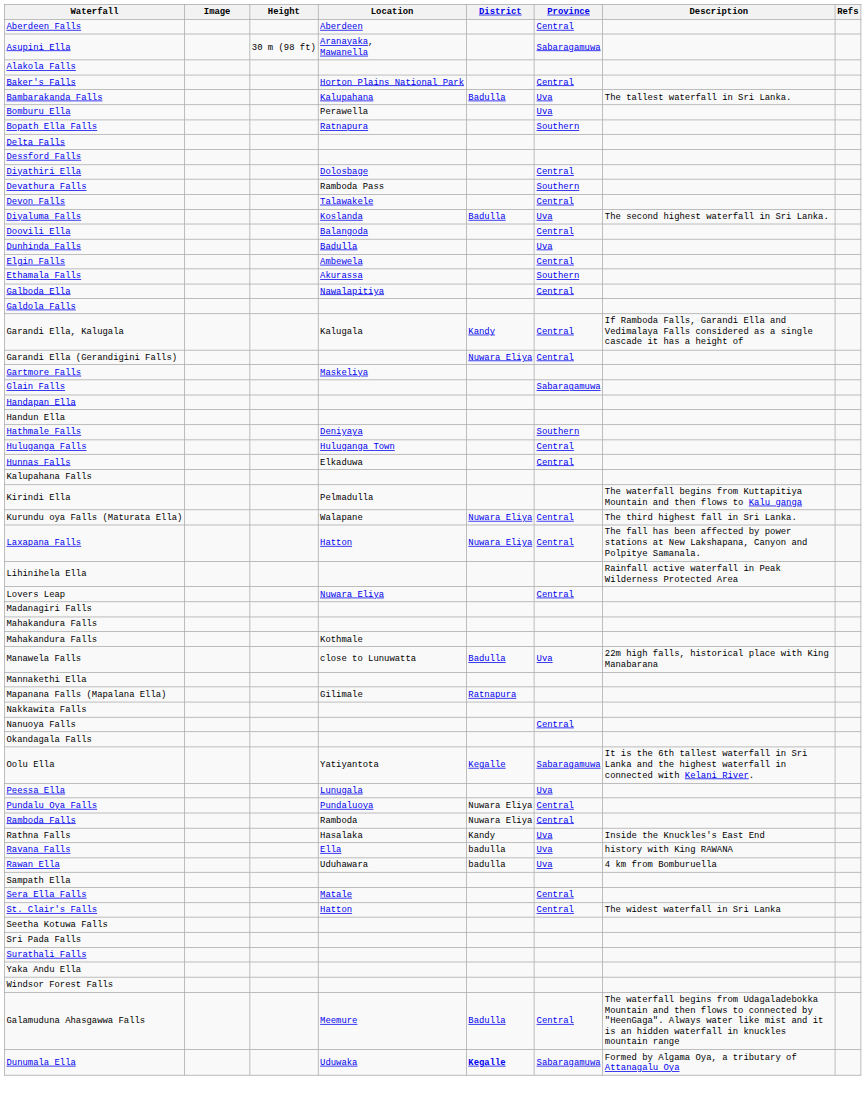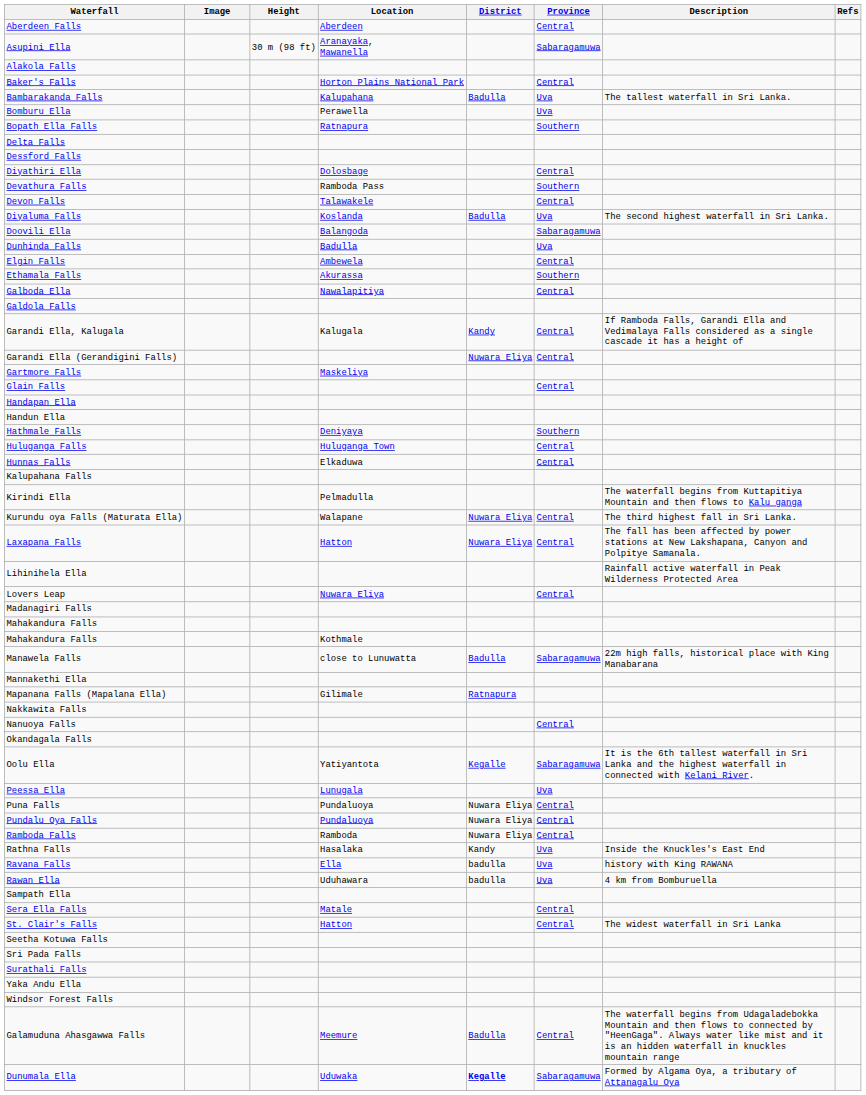(555, 231) Central -> (569, 231) Sabaragamuwa
(569, 387) Sabaragamuwa -> (555, 387) Central
(545, 659) Uva -> (569, 659) Sabaragamuwa
+ row: (33, 805)
